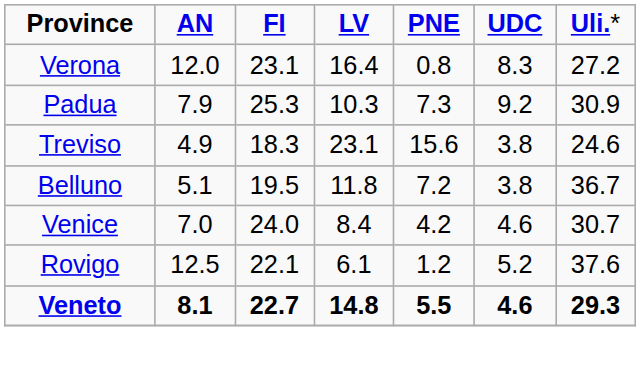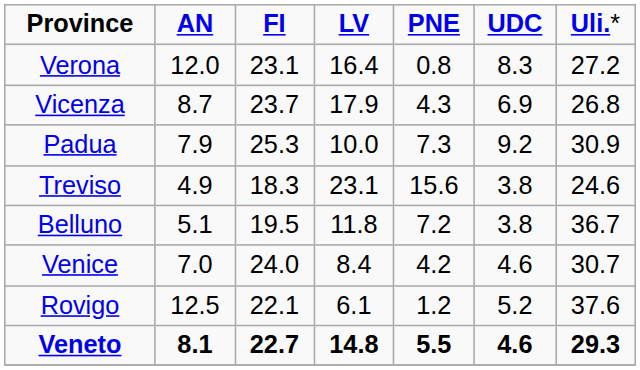+ row: (80, 104)
(354, 104) 10.3 -> (354, 144) 10.0
